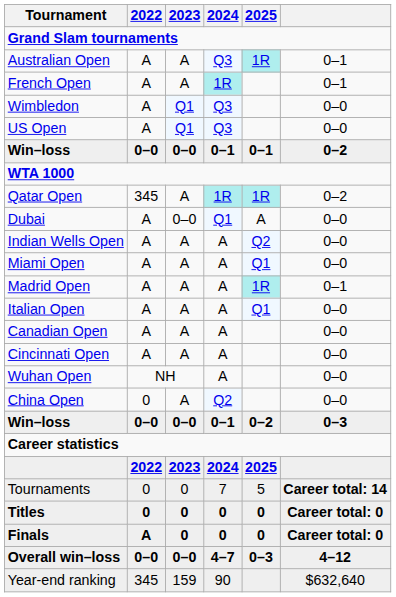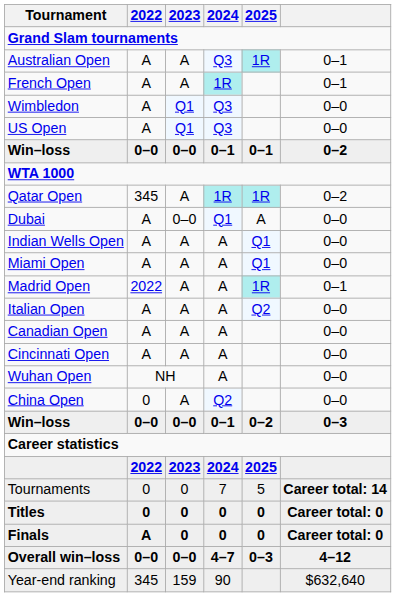(261, 241) Q2 -> (261, 241) Q1
(146, 286) A -> (146, 286) 2022
(261, 309) Q1 -> (261, 309) Q2
